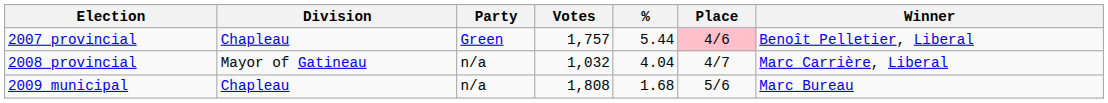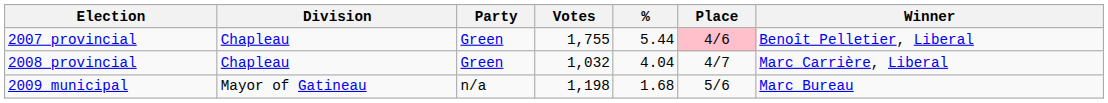(588, 40) 1,757 -> (588, 40) 1,755
(294, 63) Mayor of Gatineau -> (255, 63) Chapleau
(473, 63) n/a -> (482, 63) Green
(255, 86) Chapleau -> (294, 86) Mayor of Gatineau
(588, 86) 1,808 -> (588, 86) 1,198
